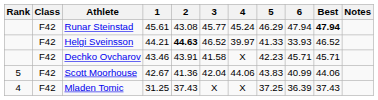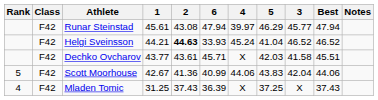columns swapped: (214, 12) <-> (299, 12)
(243, 27) 45.24 -> (243, 27) 39.97
(328, 27) bold -> (328, 27) normal
(243, 42) 39.97 -> (243, 42) 45.24
(271, 42) 41.33 -> (271, 42) 41.04
(157, 57) 43.46 -> (157, 57) 43.77
(186, 57) 43.91 -> (186, 57) 43.61
(271, 57) 42.23 -> (271, 57) 42.03
(328, 57) 45.71 -> (328, 57) 45.51
